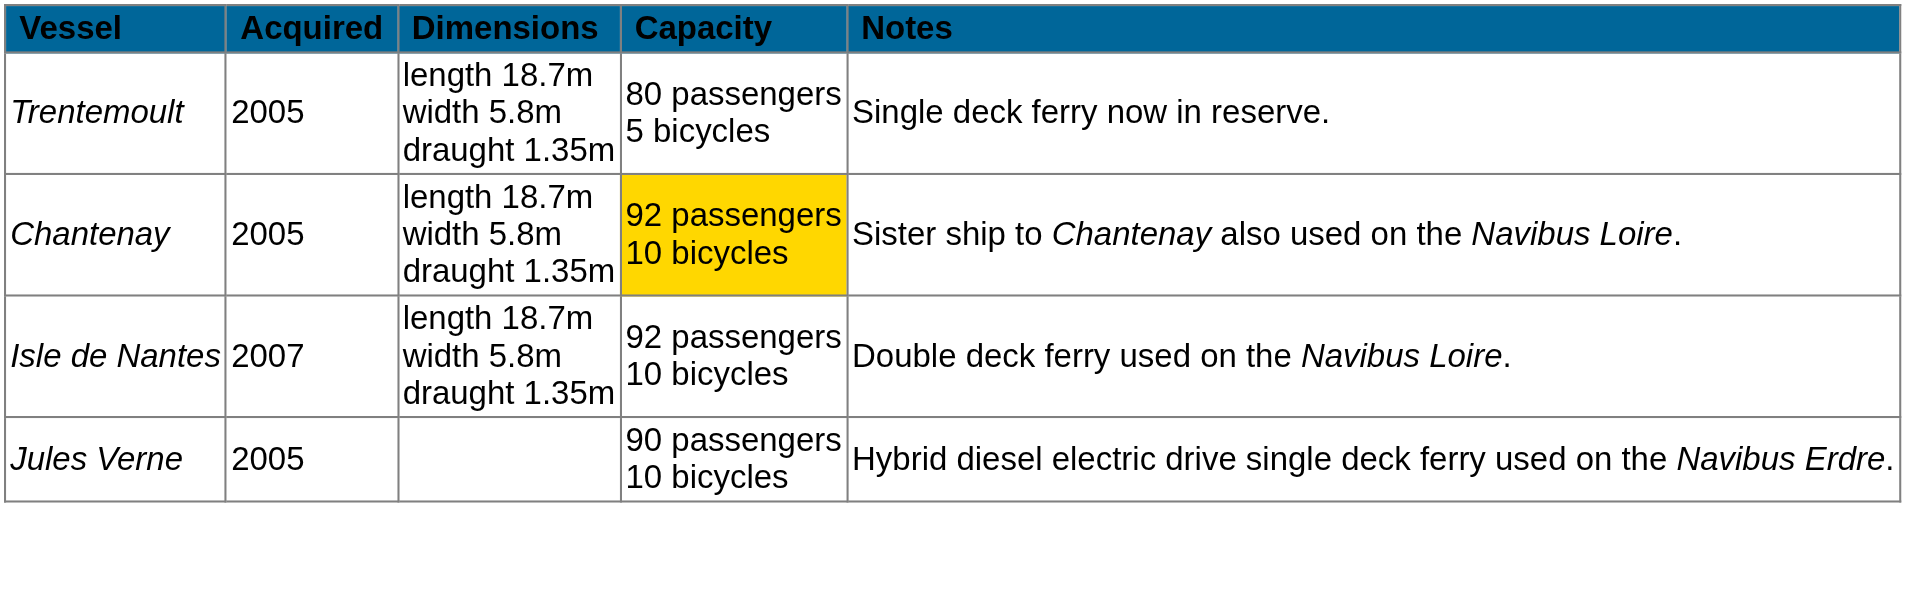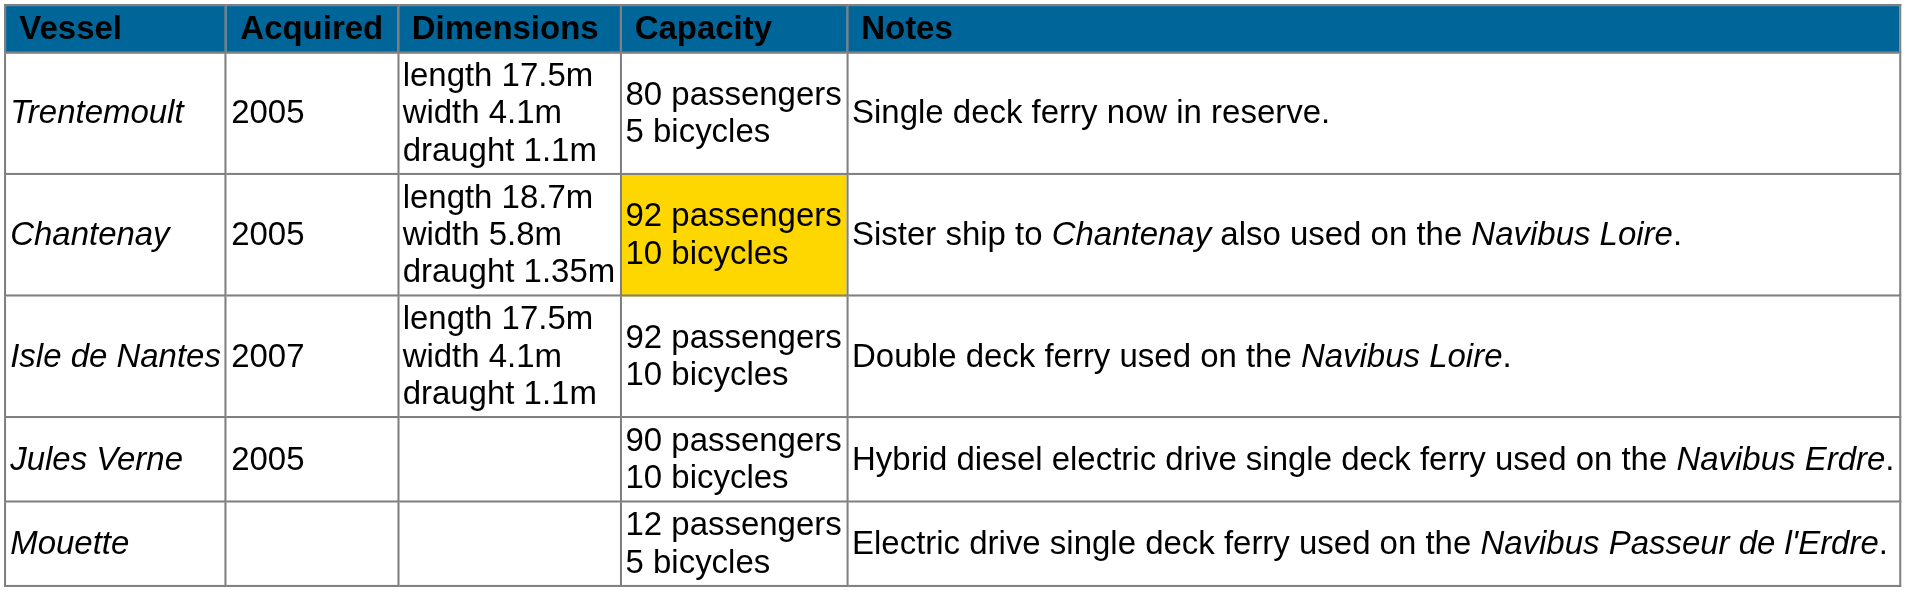(509, 112) length 18.7m width 5.8m draught 1.35m -> (500, 112) length 17.5m width 4.1m draught 1.1m
(509, 355) length 18.7m width 5.8m draught 1.35m -> (500, 355) length 17.5m width 4.1m draught 1.1m
+ row: (70, 543)
